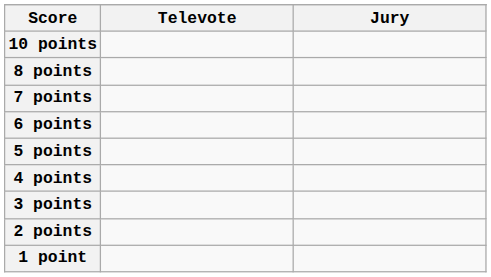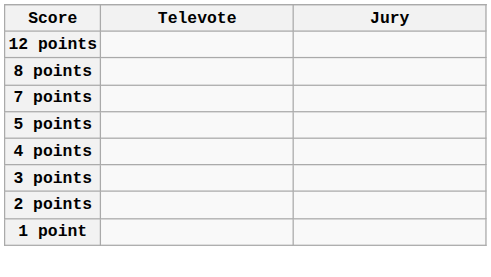+ row: (53, 45)
- row: (53, 45)
- row: (53, 125)
